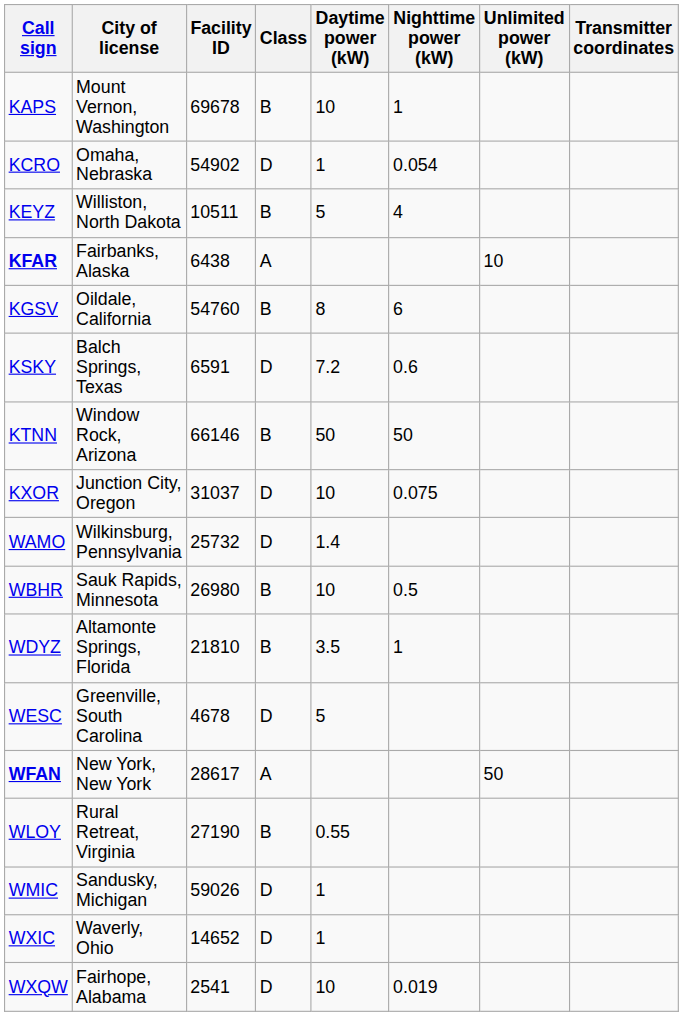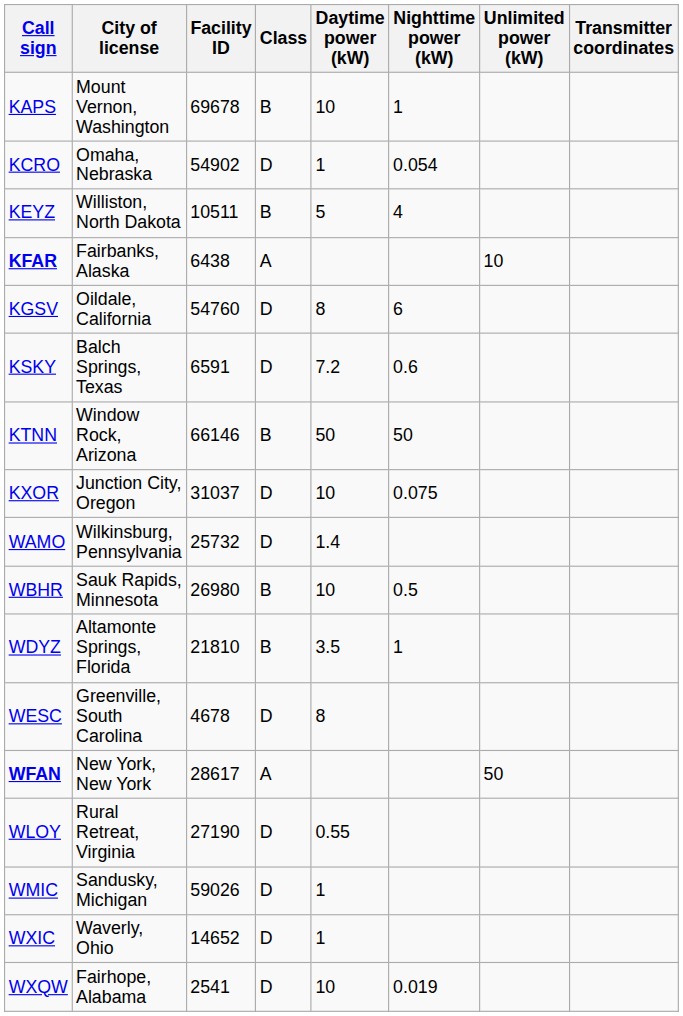(266, 309) B -> (266, 309) D
(320, 716) 5 -> (320, 716) 8
(266, 832) B -> (266, 832) D
